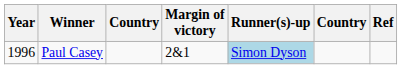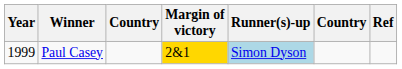(21, 52) 1996 -> (21, 52) 1999
(178, 52) no background -> (178, 52) gold background
